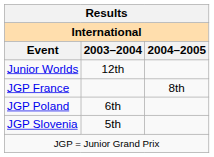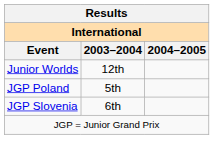- row: (38, 87)
(113, 106) 6th -> (113, 87) 5th
(113, 124) 5th -> (113, 106) 6th
